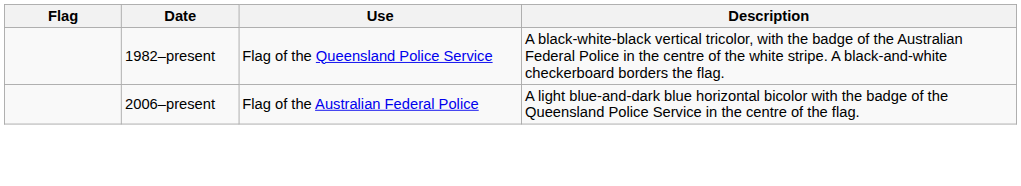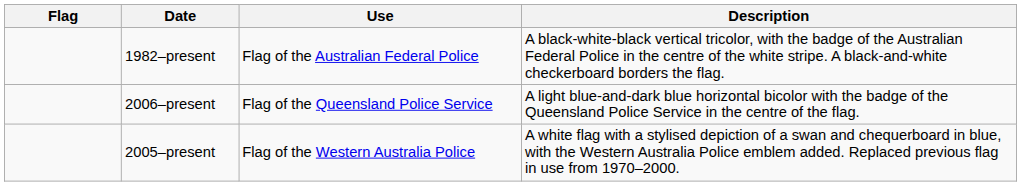(367, 56) Flag of the Queensland Police Service -> (360, 56) Flag of the Australian Federal Police
(360, 104) Flag of the Australian Federal Police -> (367, 104) Flag of the Queensland Police Service
+ row: (170, 152)
